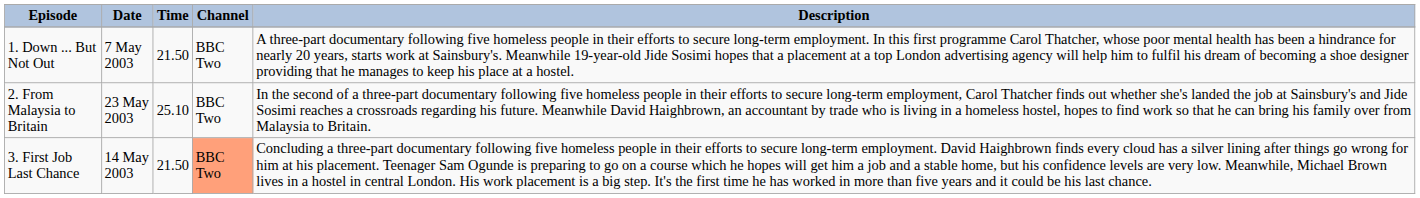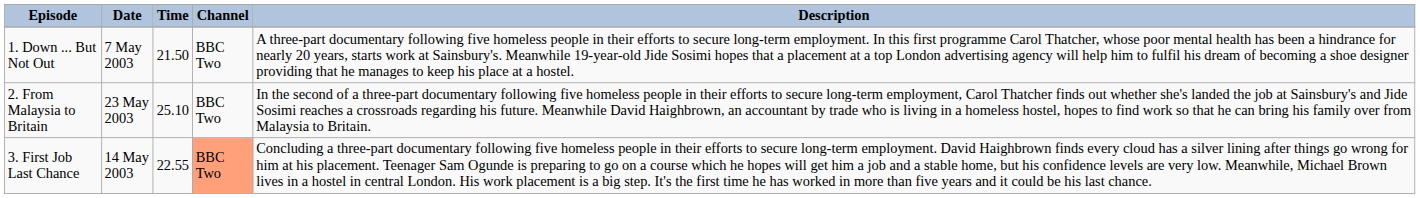(173, 165) 21.50 -> (173, 165) 22.55
